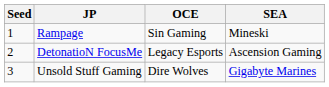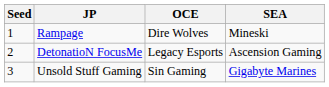(177, 33) Sin Gaming -> (178, 33) Dire Wolves
(178, 71) Dire Wolves -> (177, 71) Sin Gaming
